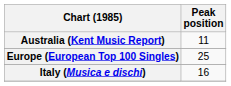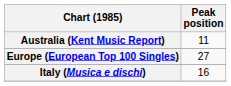(204, 56) 25 -> (204, 56) 27
